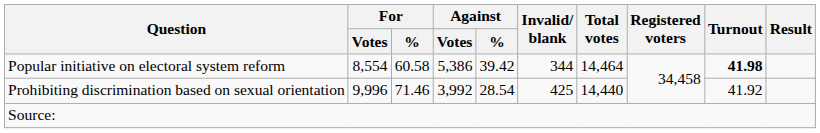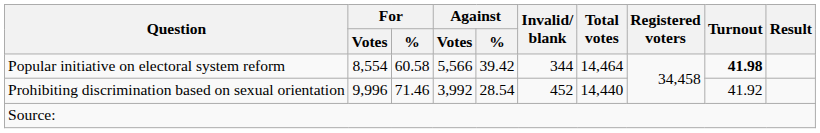(455, 66) 5,386 -> (455, 66) 5,566
(562, 90) 425 -> (562, 90) 452
